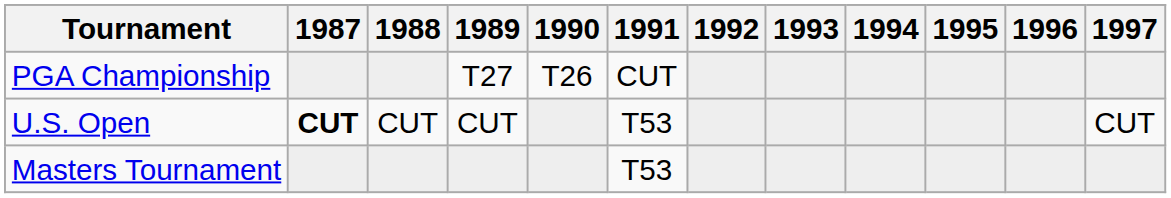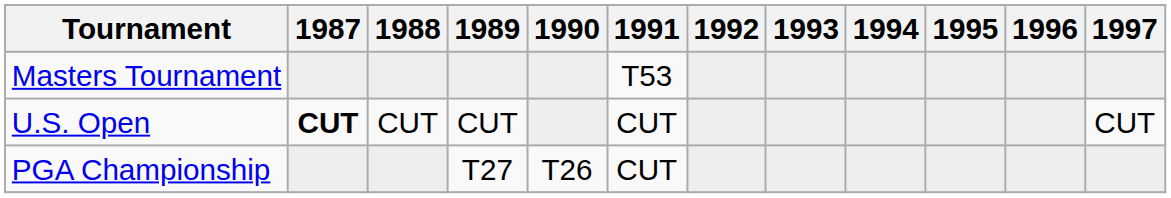rows swapped: (147, 169) <-> (141, 76)
(647, 122) T53 -> (647, 122) CUT
